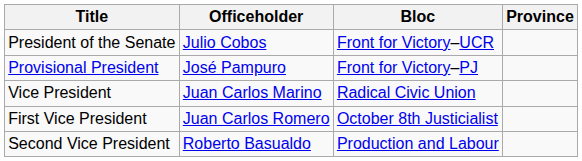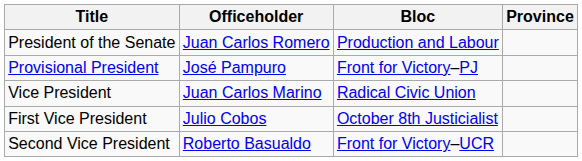(225, 42) Julio Cobos -> (256, 42) Juan Carlos Romero
(415, 42) Front for Victory–UCR -> (418, 42) Production and Labour
(256, 118) Juan Carlos Romero -> (225, 118) Julio Cobos
(418, 144) Production and Labour -> (415, 144) Front for Victory–UCR
